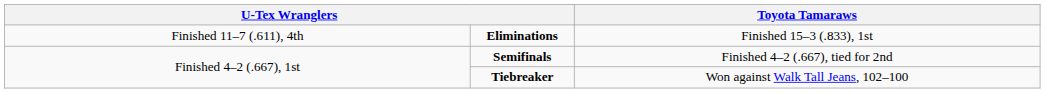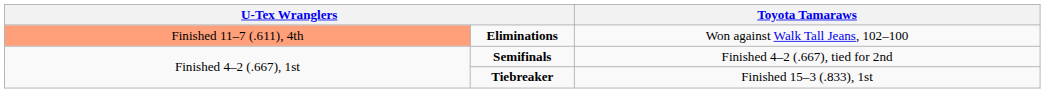(237, 35) no background -> (237, 35) lightsalmon background
(807, 35) Finished 15–3 (.833), 1st -> (807, 35) Won against Walk Tall Jeans, 102–100
(807, 77) Won against Walk Tall Jeans, 102–100 -> (807, 77) Finished 15–3 (.833), 1st
